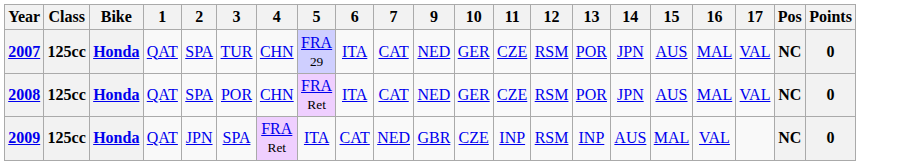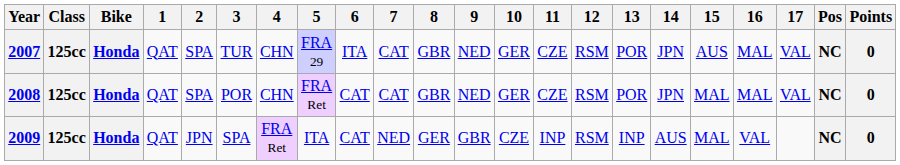+ column: (434, 17)
(355, 94) ITA -> (355, 94) CAT
(672, 94) AUS -> (712, 94) MAL
